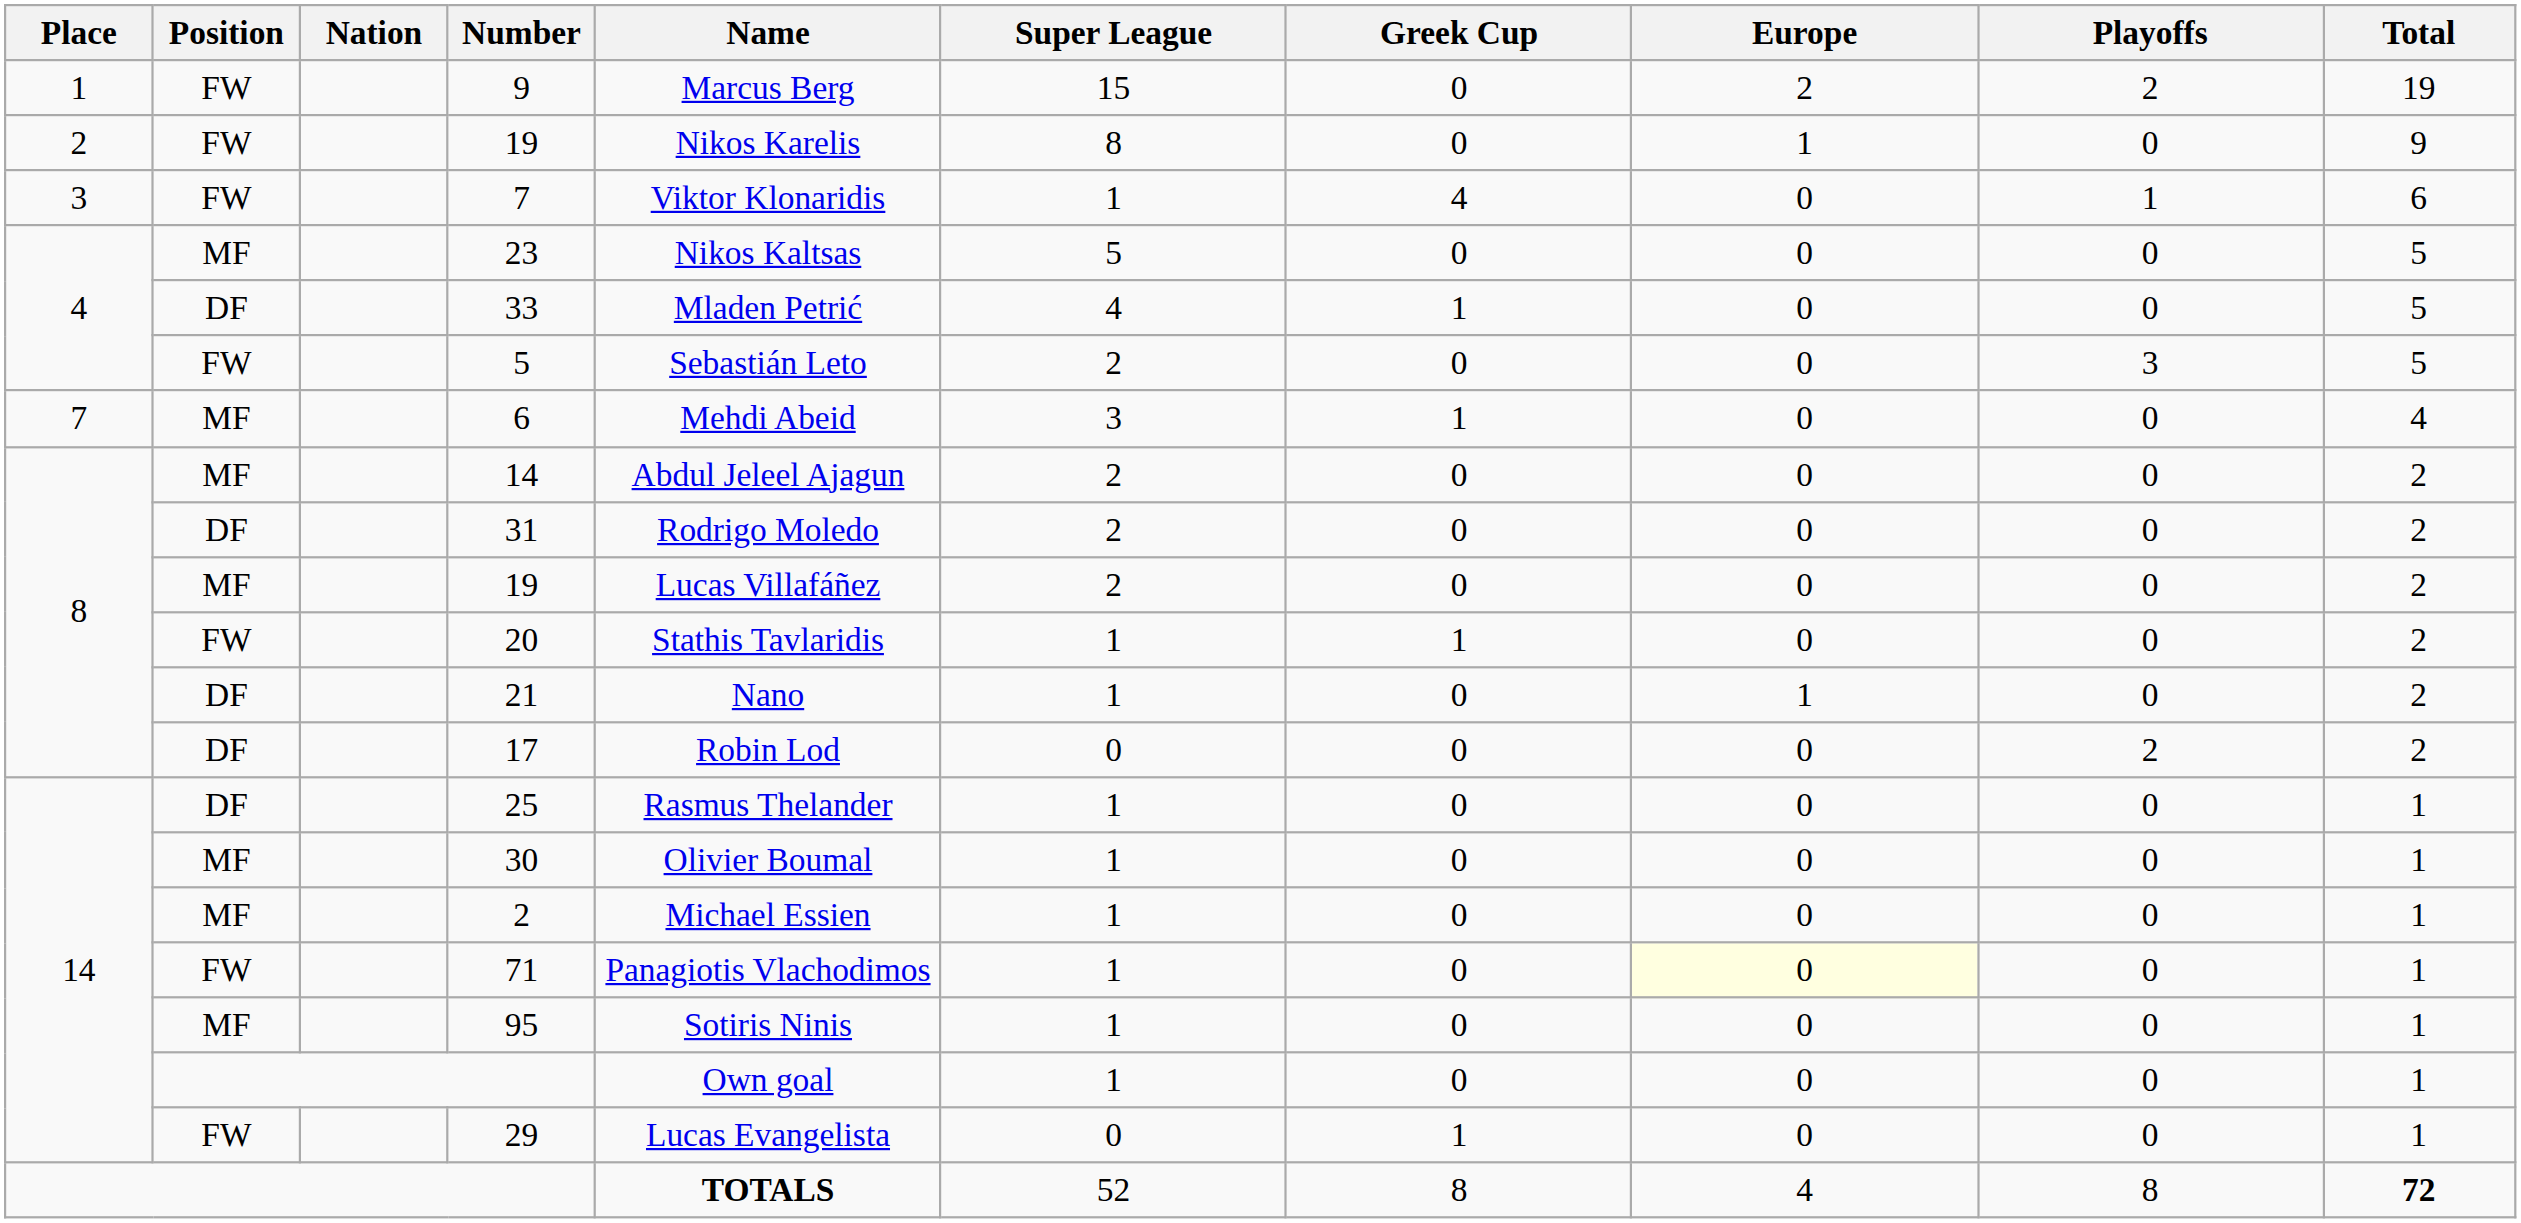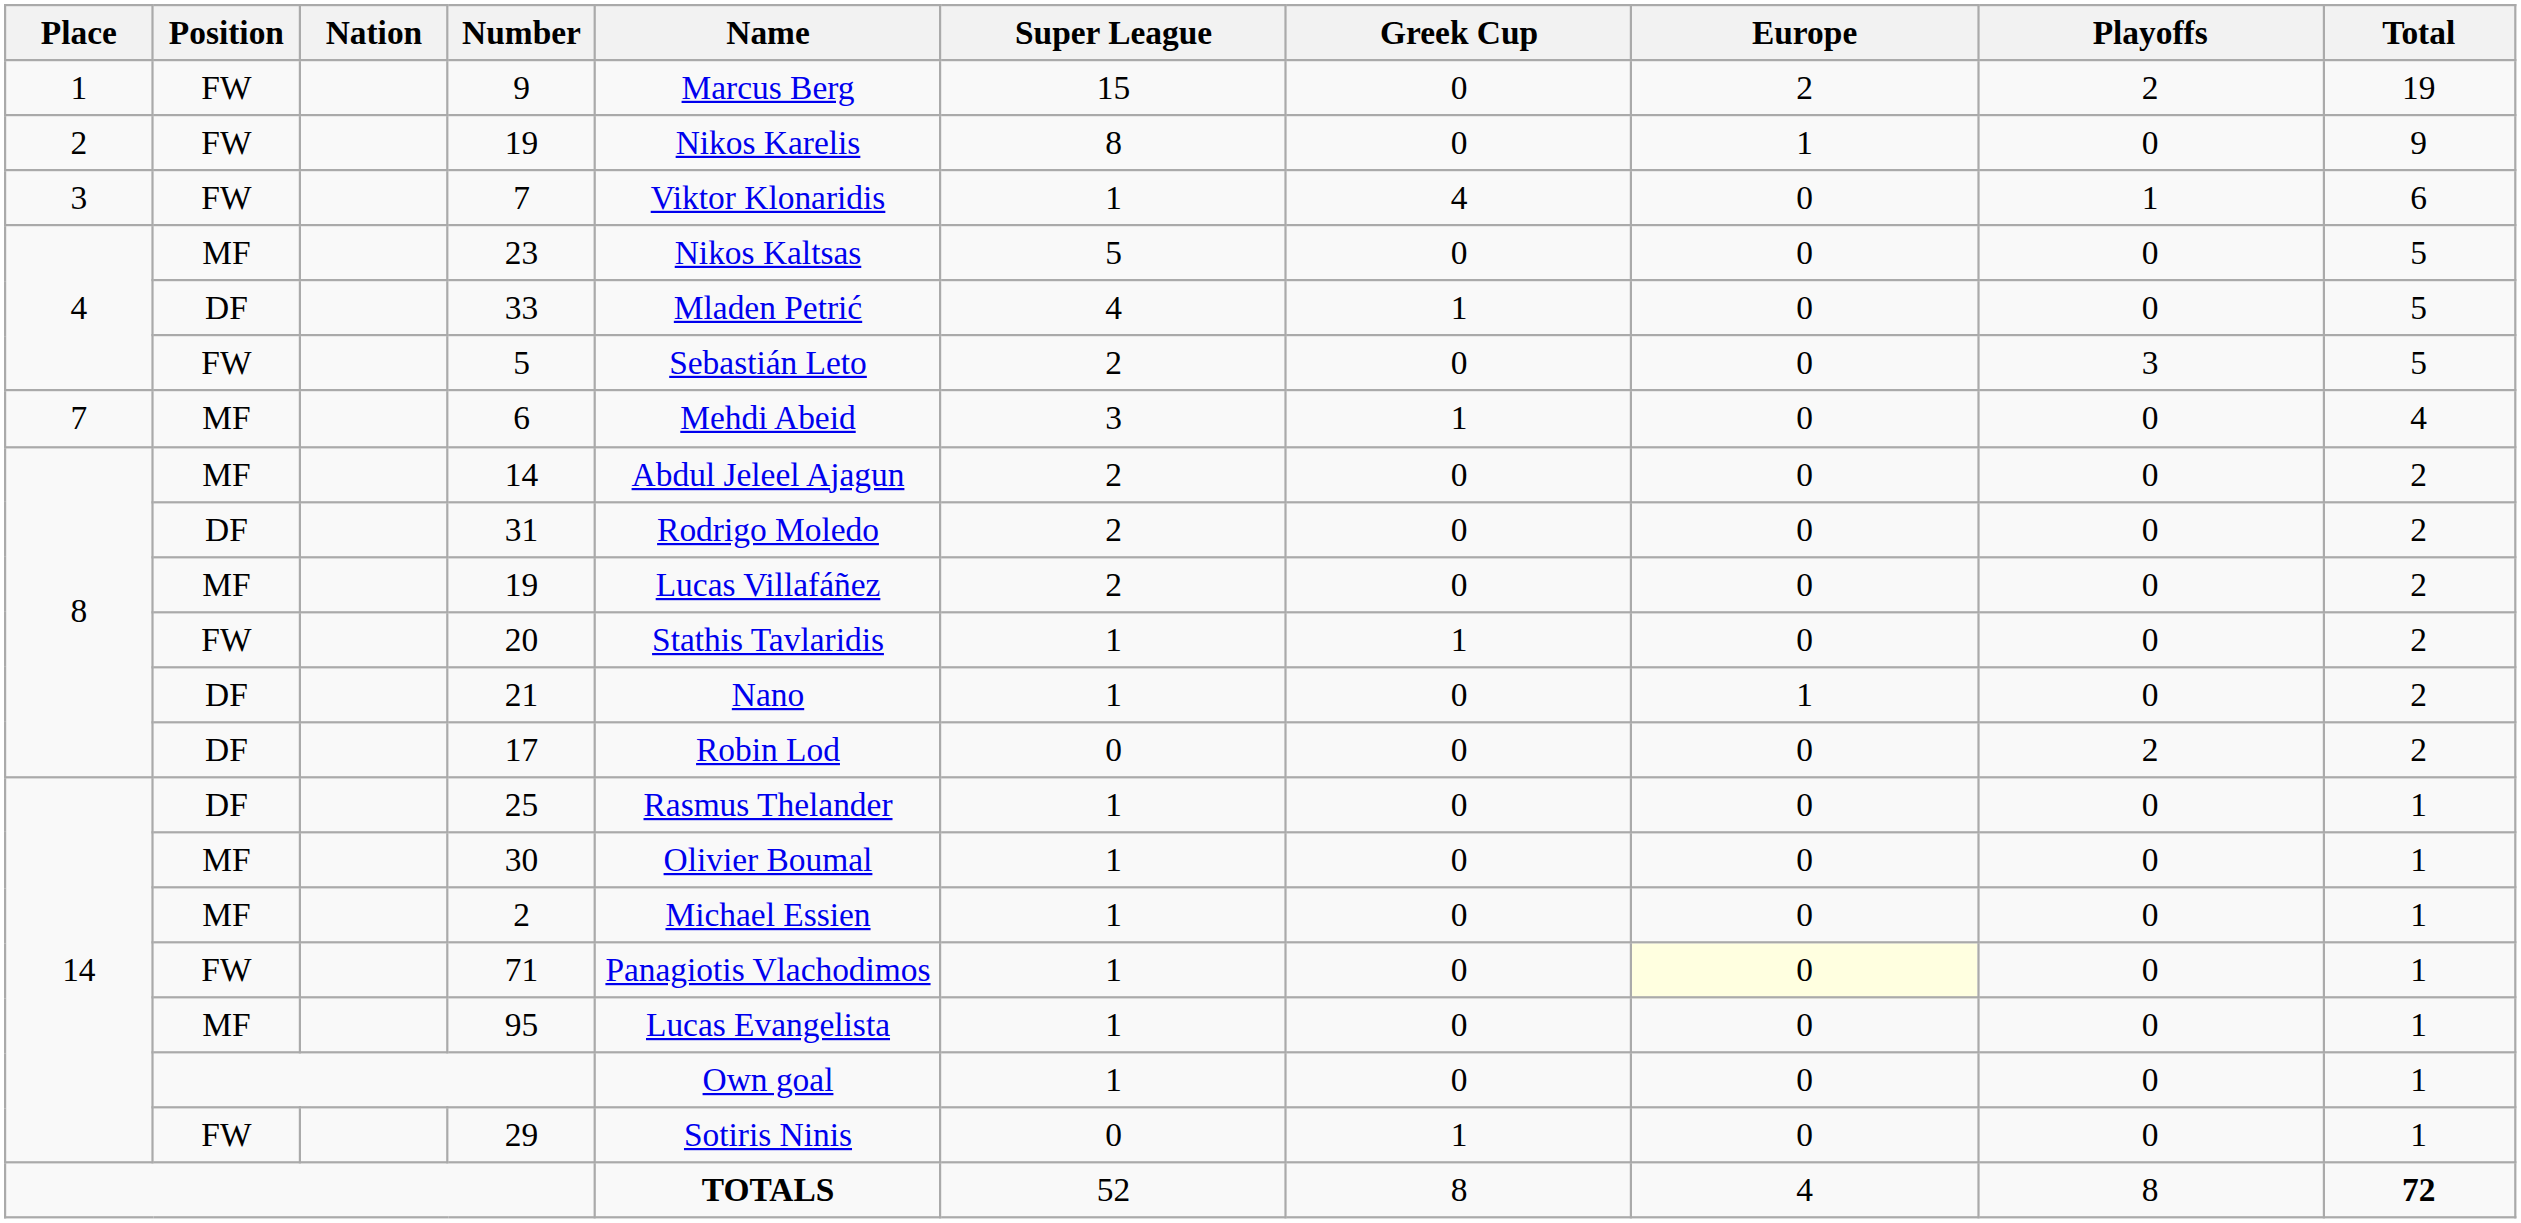(768, 1024) Sotiris Ninis -> (768, 1024) Lucas Evangelista
(768, 1135) Lucas Evangelista -> (768, 1135) Sotiris Ninis
